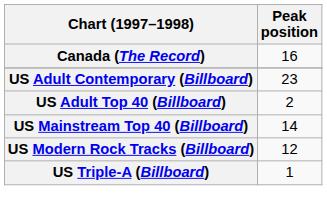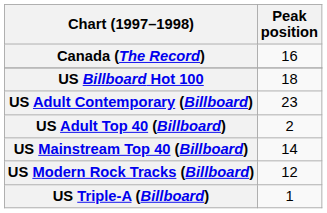+ row: (131, 79)
